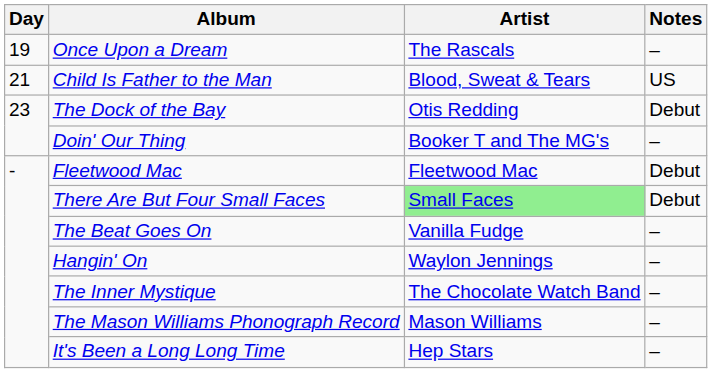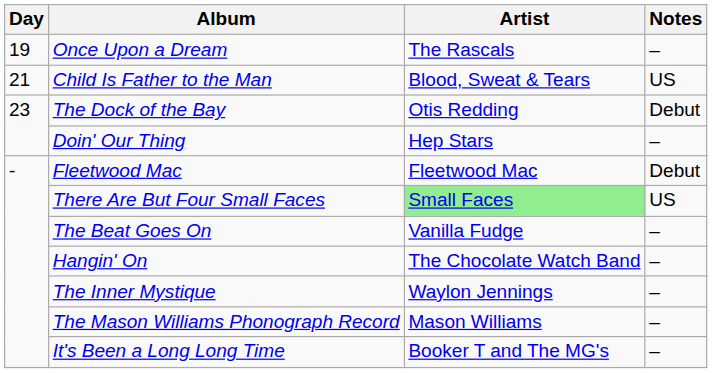(509, 140) Booker T and The MG's -> (451, 140) Hep Stars
(675, 200) Debut -> (663, 200) US
(481, 261) Waylon Jennings -> (524, 261) The Chocolate Watch Band
(524, 291) The Chocolate Watch Band -> (481, 291) Waylon Jennings
(451, 351) Hep Stars -> (509, 351) Booker T and The MG's
